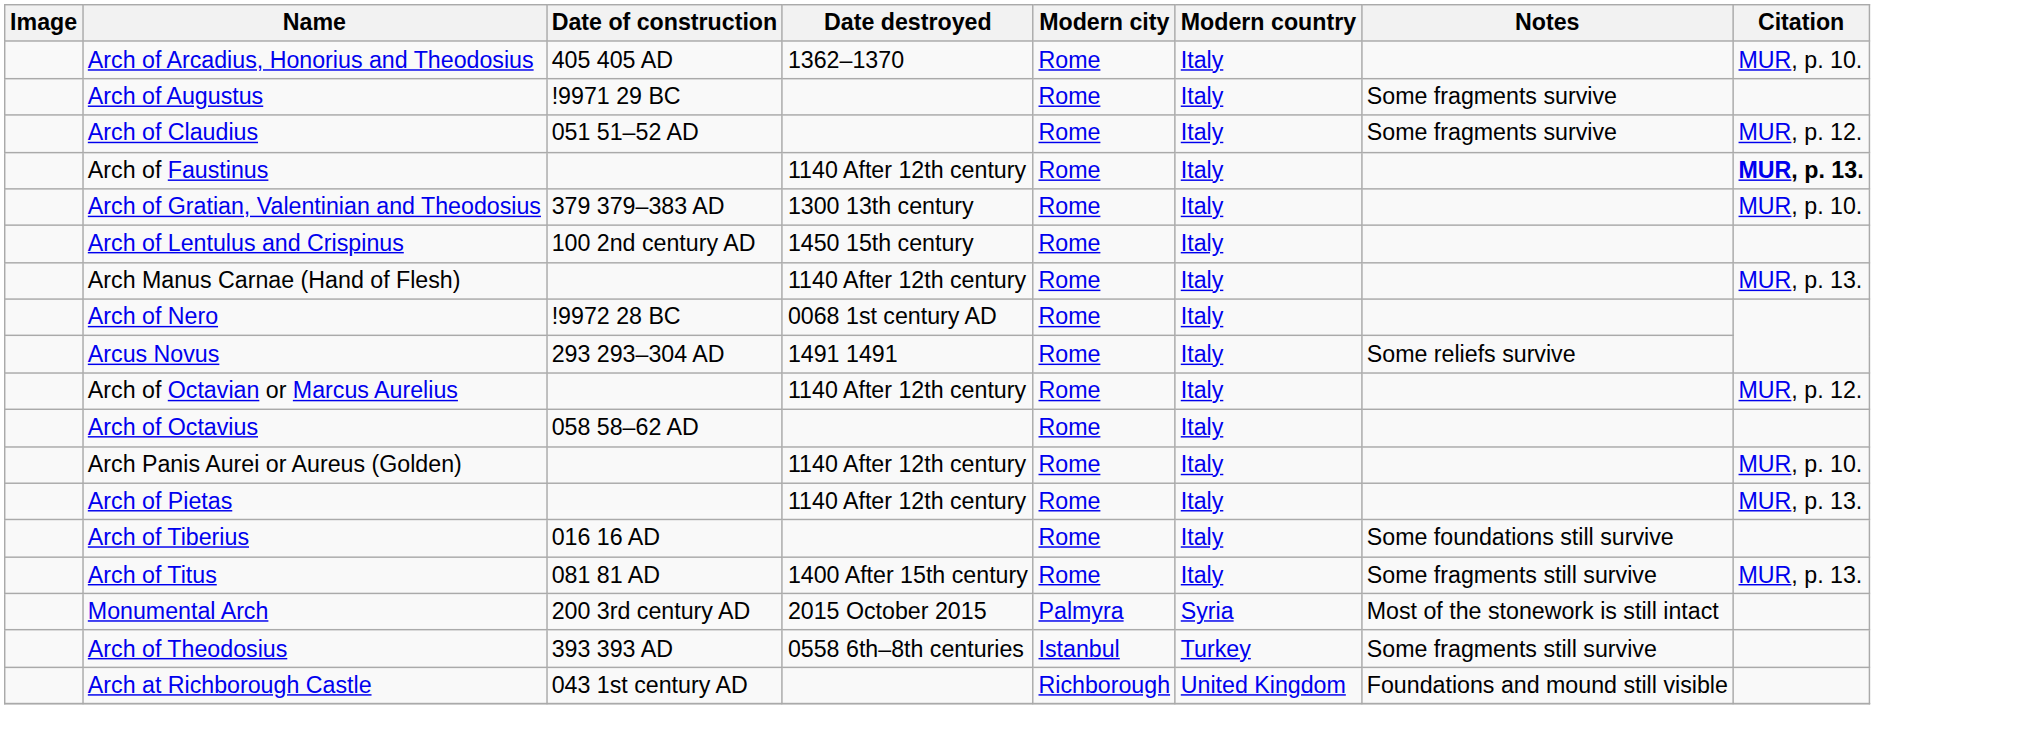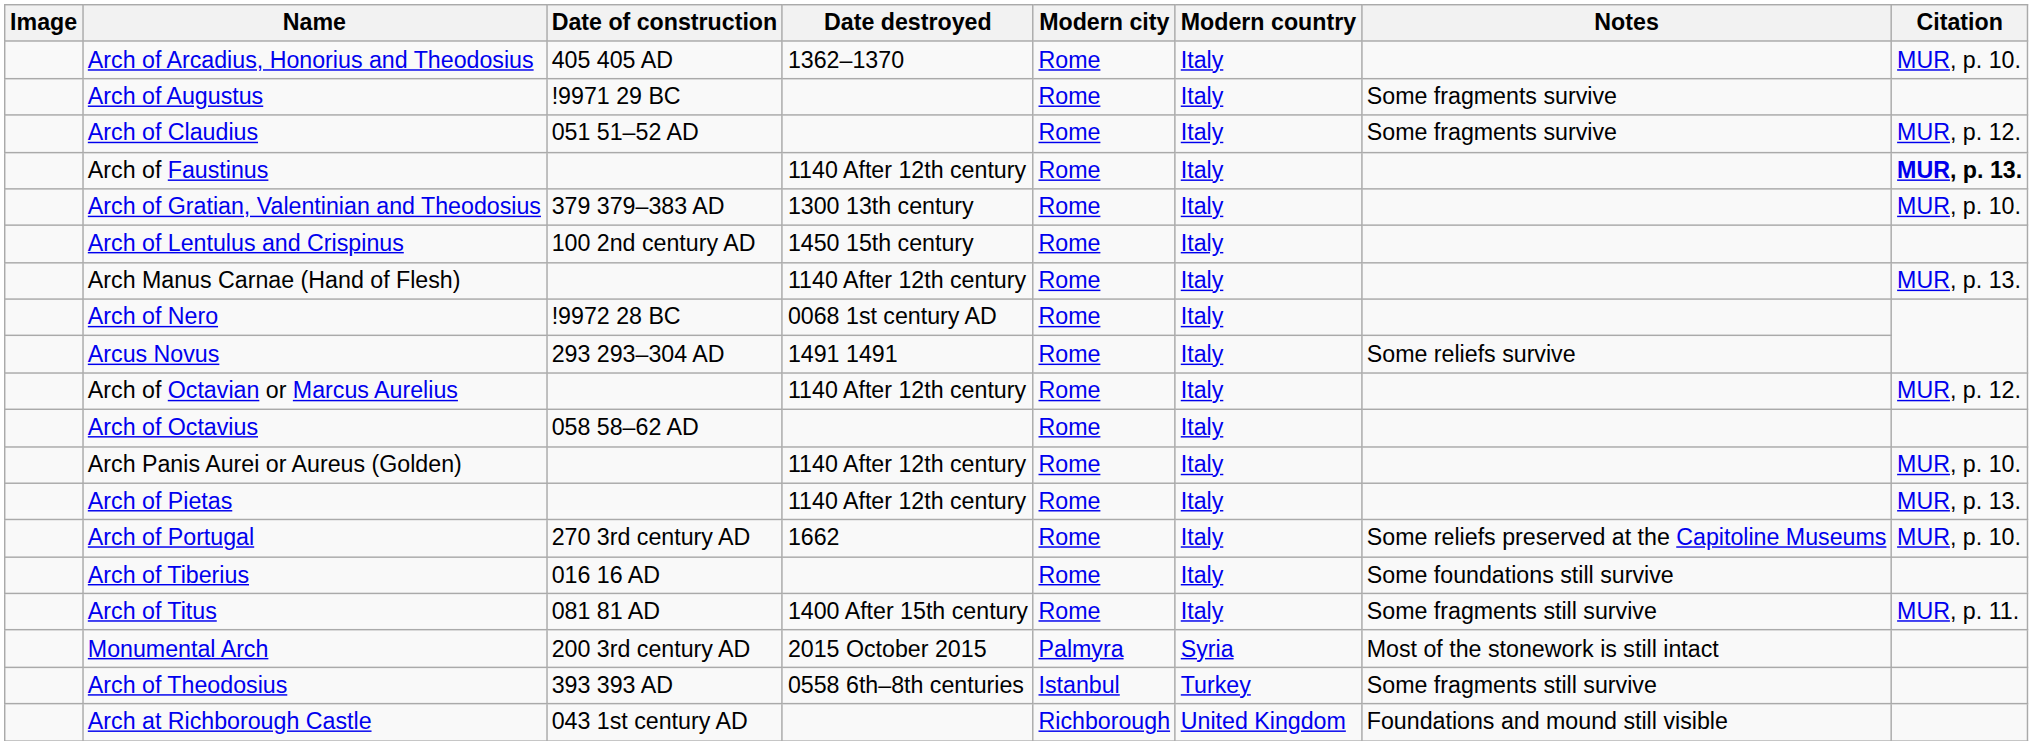+ row: (171, 538)
(1800, 574) MUR, p. 13. -> (1958, 611) MUR, p. 11.
